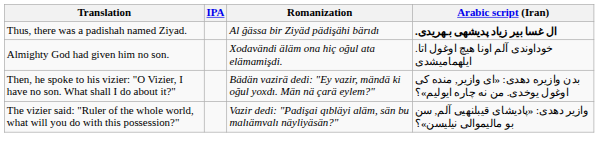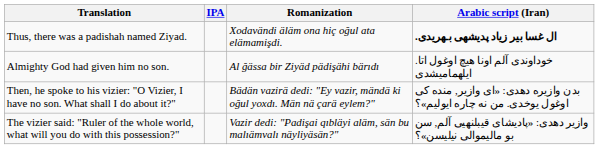(304, 30) Al ğässa bir Ziyäd pädişähi bärıdı -> (302, 36) Xodavändi äläm ona hiç oğul ata elämamişdi.
(302, 55) Xodavändi äläm ona hiç oğul ata elämamişdi. -> (304, 66) Al ğässa bir Ziyäd pädişähi bärıdı
